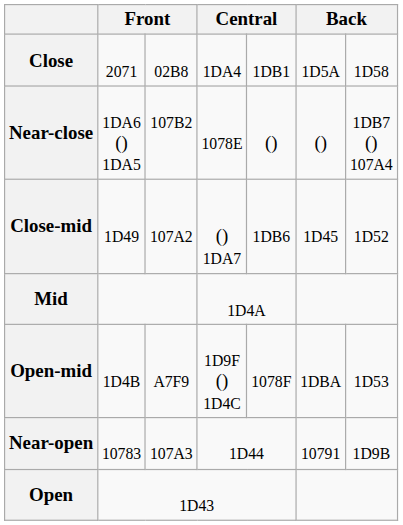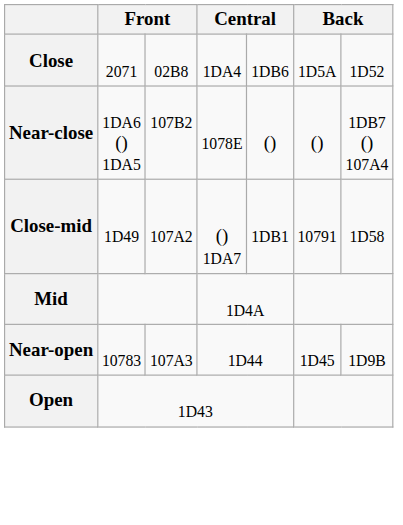(271, 71) 1DB1 -> (270, 71) 1DB6
(371, 71) 1D58 -> (367, 71) 1D52
(271, 237) 1DB6 -> (270, 237) 1DB1
(321, 237) 1D45 -> (317, 237) 10791
(371, 237) 1D52 -> (367, 237) 1D58
- row: (51, 370)
(321, 455) 10791 -> (317, 361) 1D45
